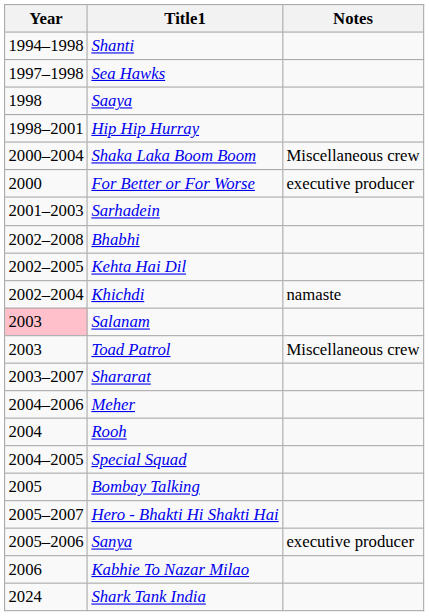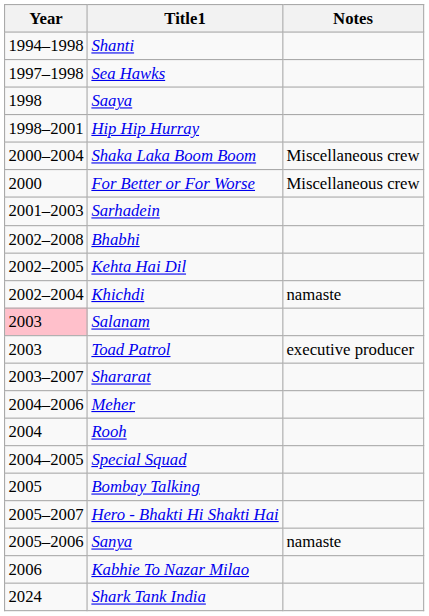(350, 183) executive producer -> (353, 183) Miscellaneous crew
(353, 349) Miscellaneous crew -> (350, 349) executive producer
(350, 542) executive producer -> (314, 542) namaste
